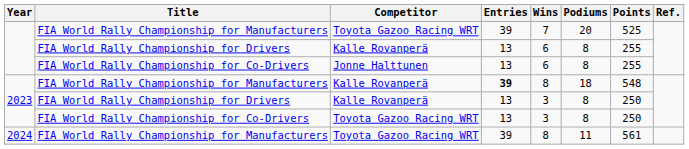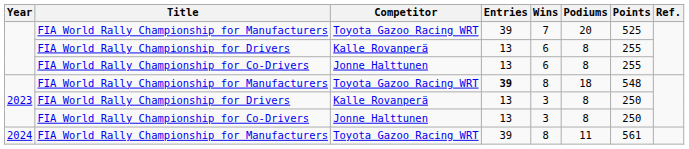(381, 83) Kalle Rovanperä -> (406, 83) Toyota Gazoo Racing WRT
(406, 118) Toyota Gazoo Racing WRT -> (381, 118) Jonne Halttunen
